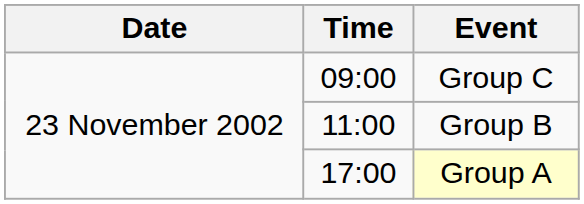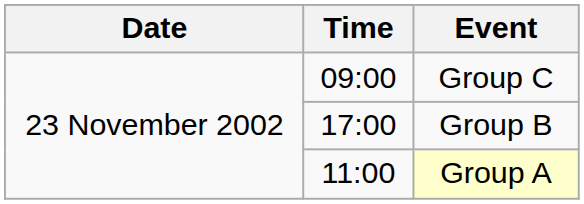(358, 125) 11:00 -> (358, 125) 17:00
(358, 173) 17:00 -> (358, 173) 11:00
